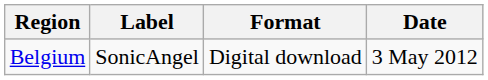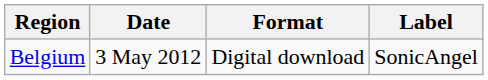columns swapped: (425, 21) <-> (147, 21)
